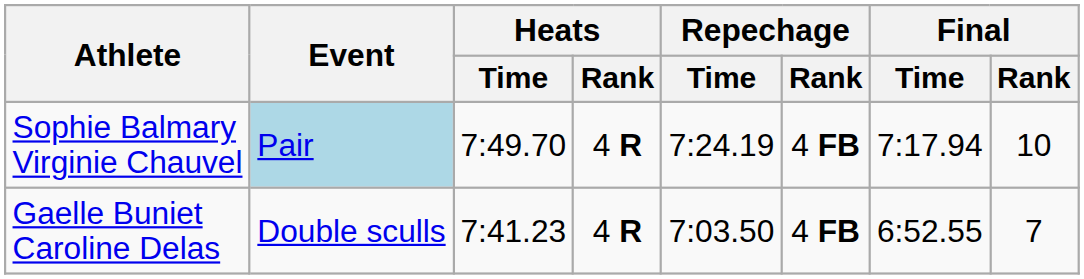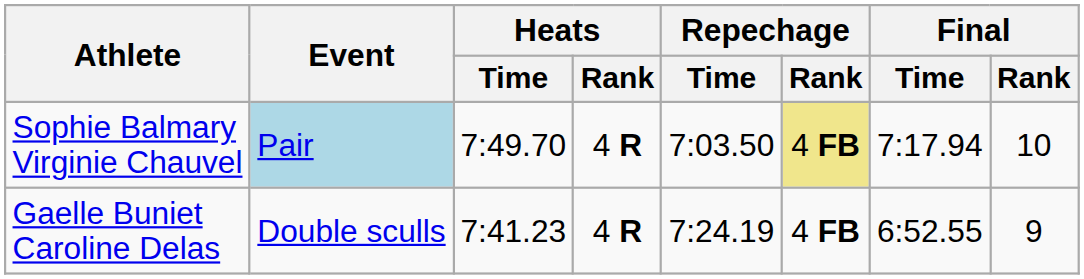(722, 145) 7:24.19 -> (722, 145) 7:03.50
(826, 145) no background -> (826, 145) khaki background
(722, 231) 7:03.50 -> (722, 231) 7:24.19
(1034, 231) 7 -> (1034, 231) 9
